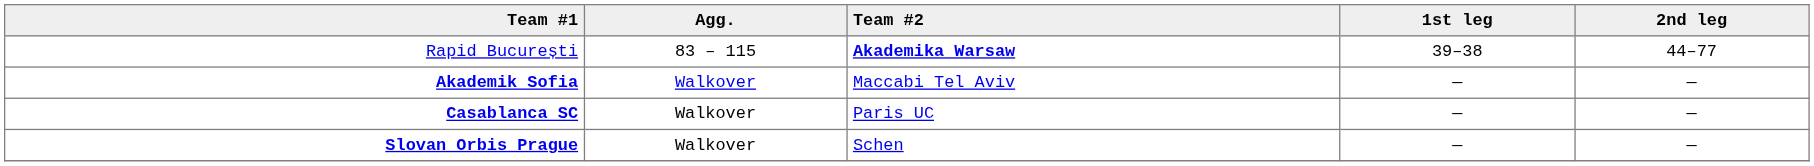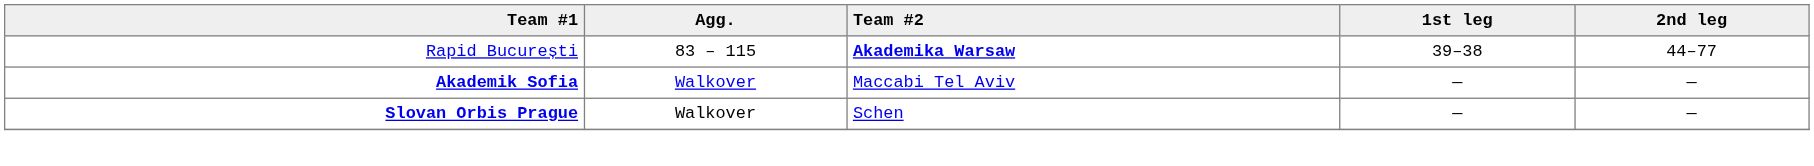- row: (512, 114)
